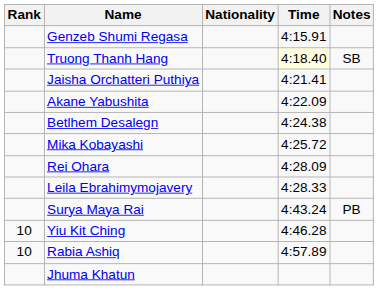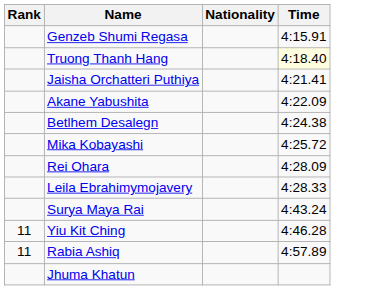- column: (352, 15)
(24, 230) 10 -> (24, 230) 11
(24, 252) 10 -> (24, 252) 11
